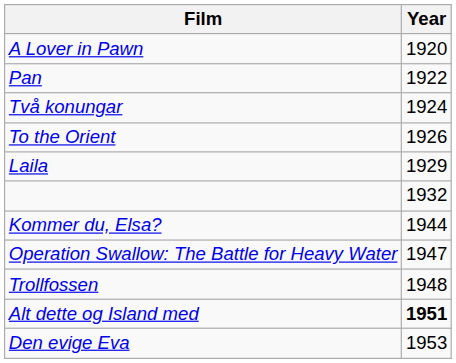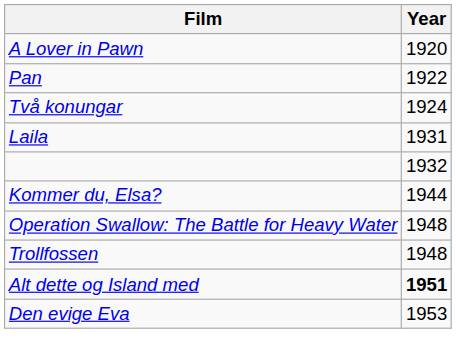- row: (62, 136)
(427, 166) 1929 -> (427, 136) 1931
(427, 254) 1947 -> (427, 225) 1948
